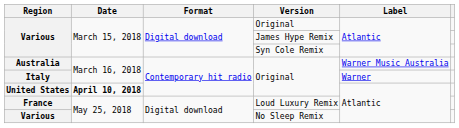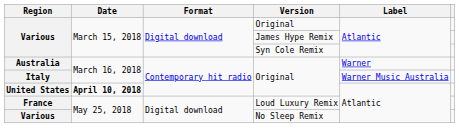(395, 63) Warner Music Australia -> (356, 63) Warner
(356, 77) Warner -> (395, 77) Warner Music Australia
